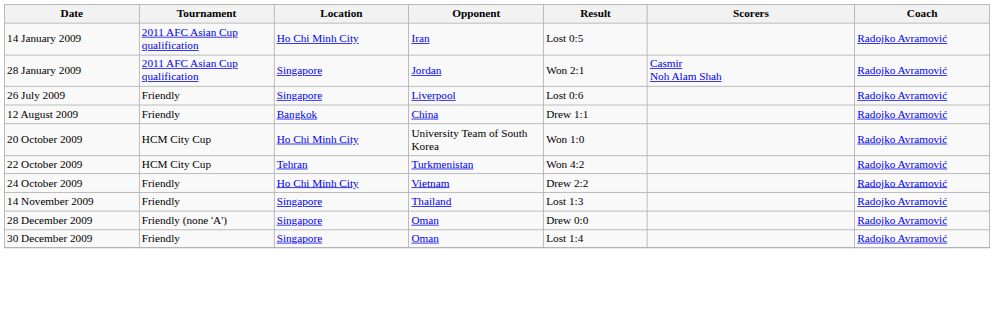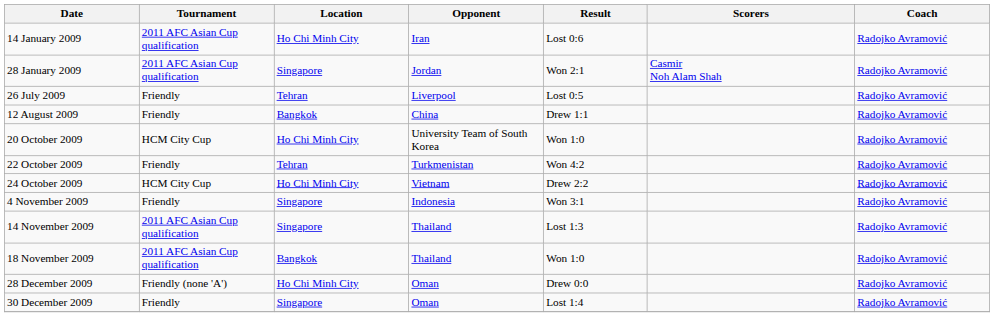(565, 39) Lost 0:5 -> (565, 39) Lost 0:6
(299, 96) Singapore -> (292, 96) Tehran
(565, 96) Lost 0:6 -> (565, 96) Lost 0:5
(176, 165) HCM City Cup -> (161, 165) Friendly
(161, 183) Friendly -> (176, 183) HCM City Cup
+ row: (48, 202)
(161, 202) Friendly -> (190, 227) 2011 AFC Asian Cup qualification
+ row: (50, 259)
(299, 220) Singapore -> (318, 284) Ho Chi Minh City
